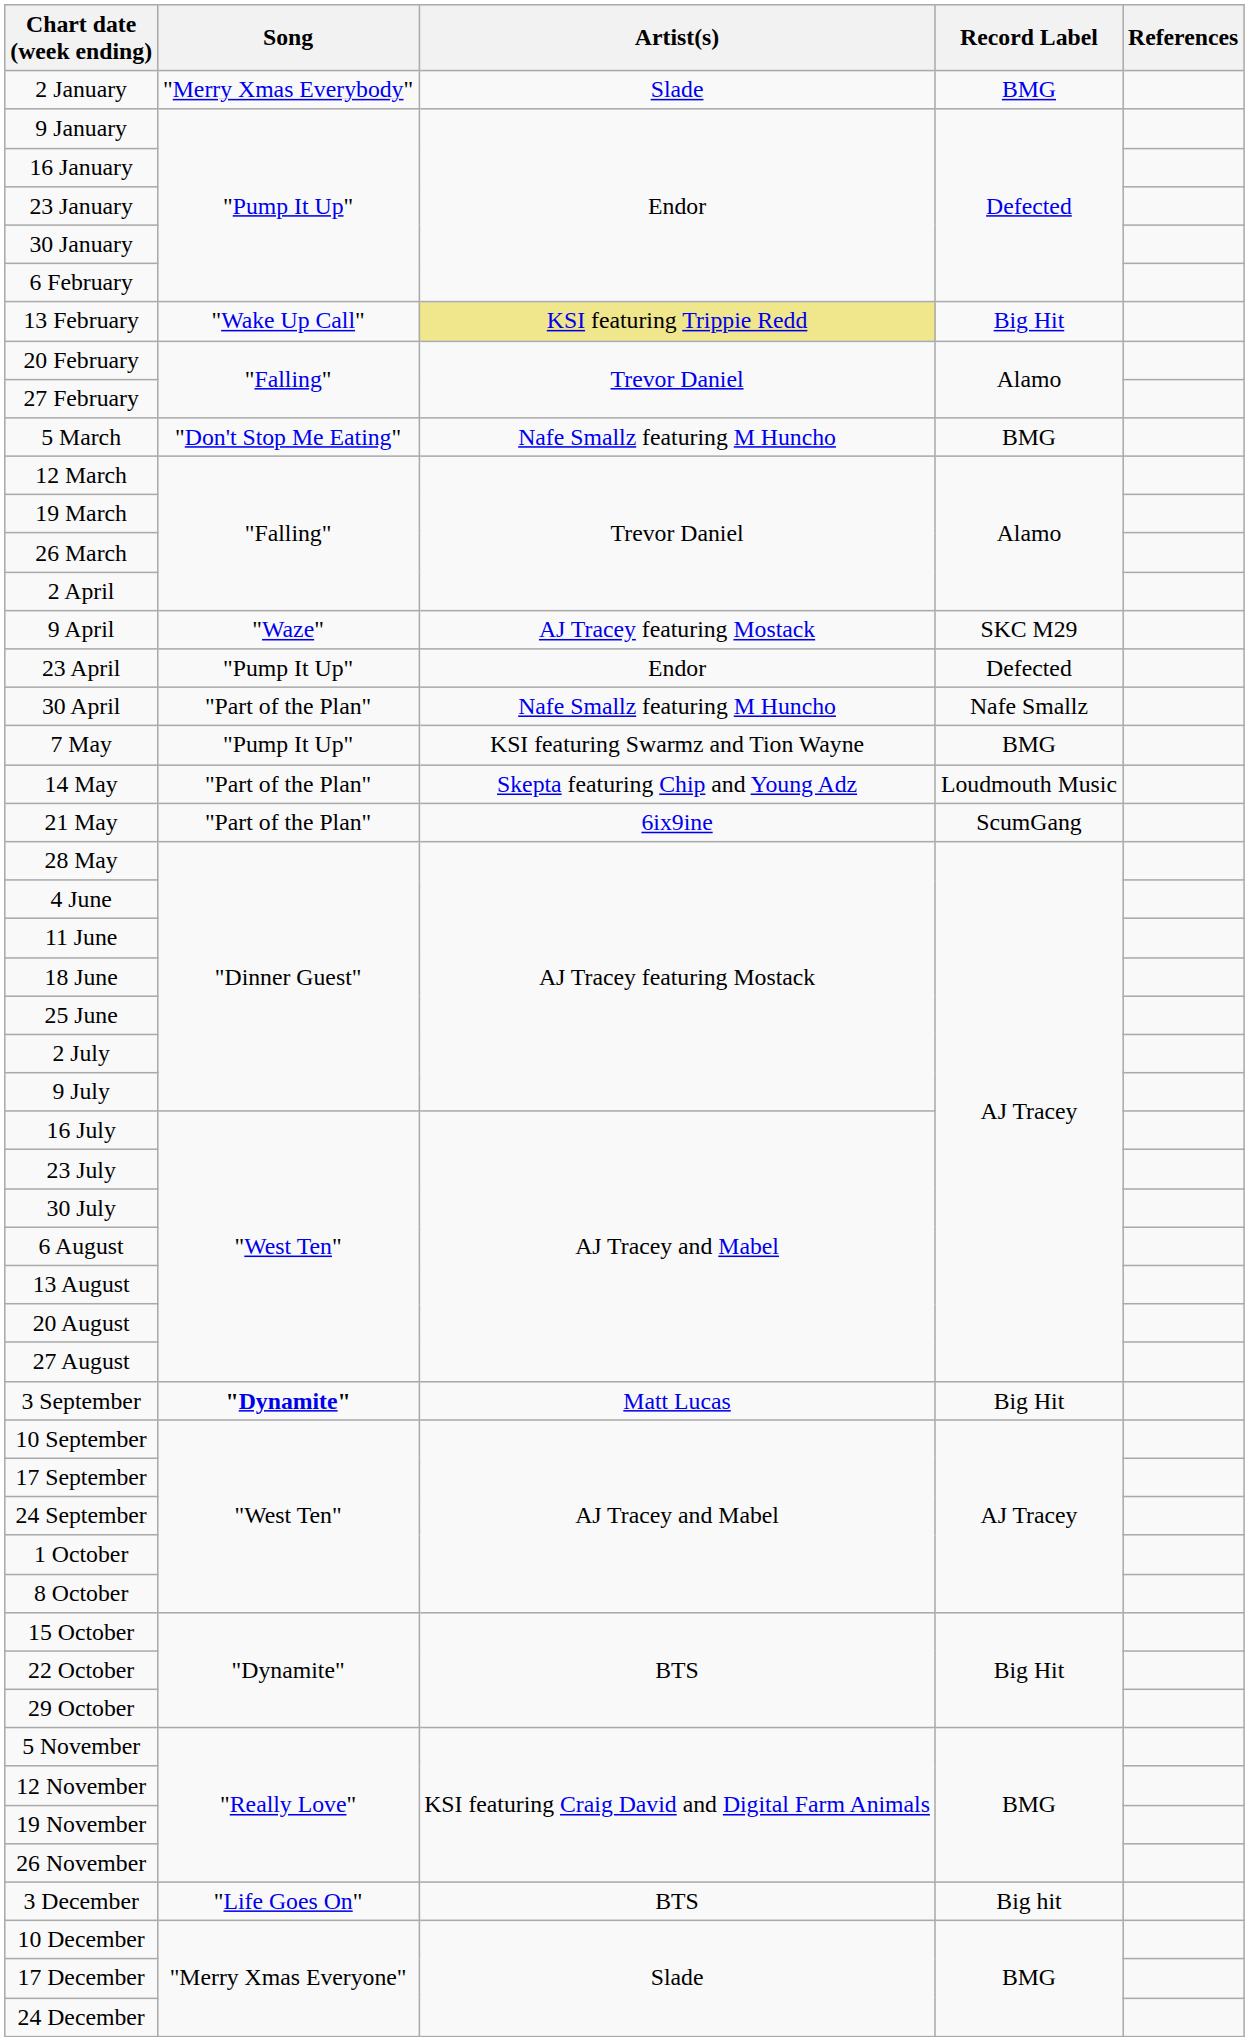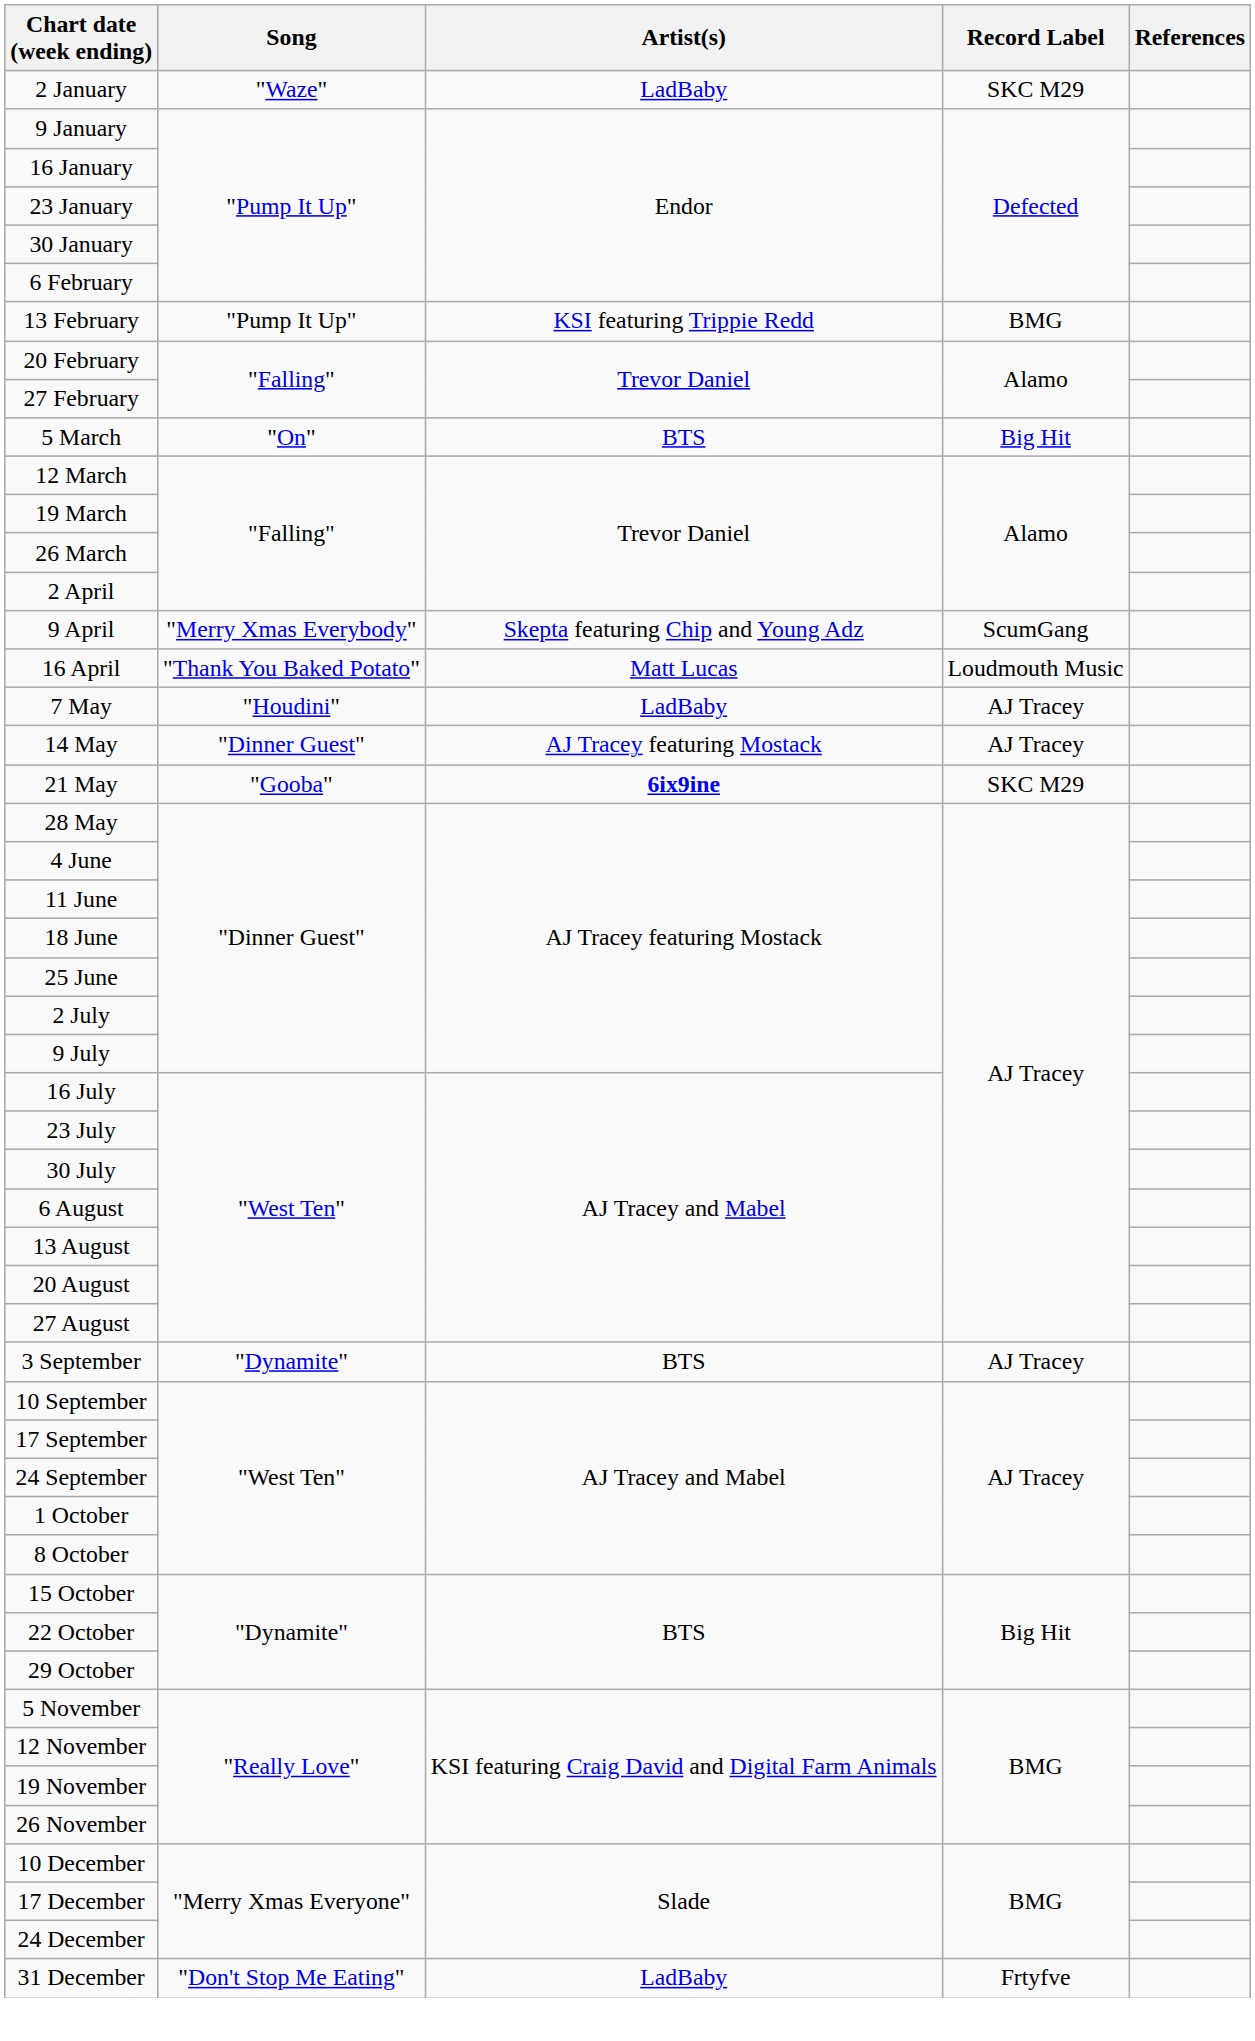(288, 89) "Merry Xmas Everybody" -> (291, 89) "Waze"
(677, 89) Slade -> (684, 89) LadBaby
(1029, 89) BMG -> (1036, 89) SKC M29
(288, 320) "Wake Up Call" -> (291, 320) "Pump It Up"
(677, 320) khaki background -> (684, 320) no background
(1029, 320) Big Hit -> (1036, 320) BMG
(288, 436) "Don't Stop Me Eating" -> (291, 436) "On"
(677, 436) Nafe Smallz featuring M Huncho -> (684, 436) BTS
(1029, 436) BMG -> (1036, 436) Big Hit
(288, 628) "Waze" -> (291, 628) "Merry Xmas Everybody"
(677, 628) AJ Tracey featuring Mostack -> (684, 628) Skepta featuring Chip and Young Adz
(1029, 628) SKC M29 -> (1036, 628) ScumGang
+ row: (81, 667)
- row: (81, 667)
- row: (81, 705)
(288, 744) "Pump It Up" -> (291, 705) "Houdini"
(677, 744) KSI featuring Swarmz and Tion Wayne -> (684, 705) LadBaby
(1029, 744) BMG -> (1036, 705) AJ Tracey
(288, 783) "Part of the Plan" -> (291, 744) "Dinner Guest"
(677, 783) Skepta featuring Chip and Young Adz -> (684, 744) AJ Tracey featuring Mostack
(1029, 783) Loudmouth Music -> (1036, 744) AJ Tracey
(288, 821) "Part of the Plan" -> (291, 783) "Gooba"
(677, 821) normal -> (684, 783) bold
(1029, 821) ScumGang -> (1036, 783) SKC M29
(288, 1399) bold -> (291, 1361) normal
(677, 1399) Matt Lucas -> (684, 1361) BTS
(1029, 1399) Big Hit -> (1036, 1361) AJ Tracey
- row: (81, 1900)
+ row: (81, 1977)
